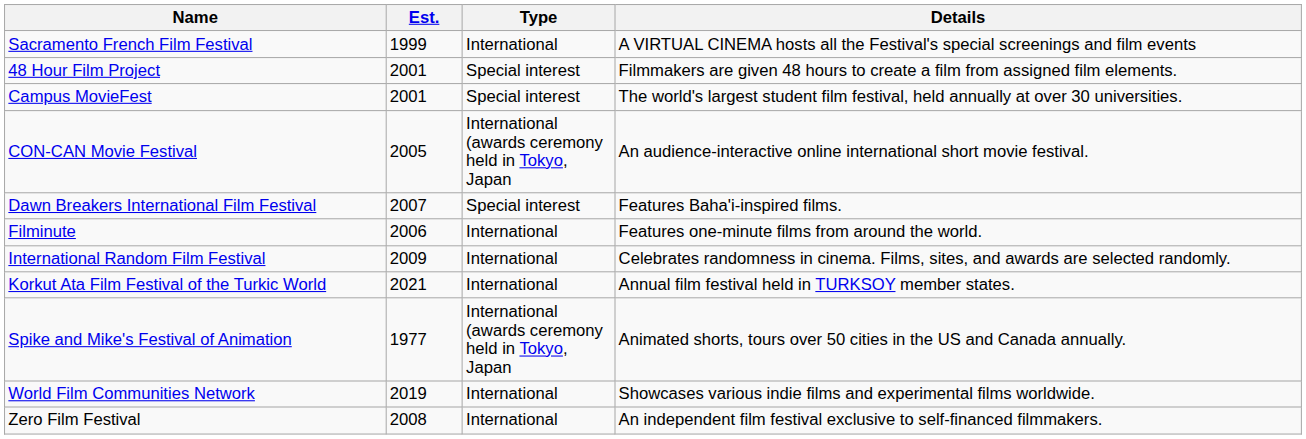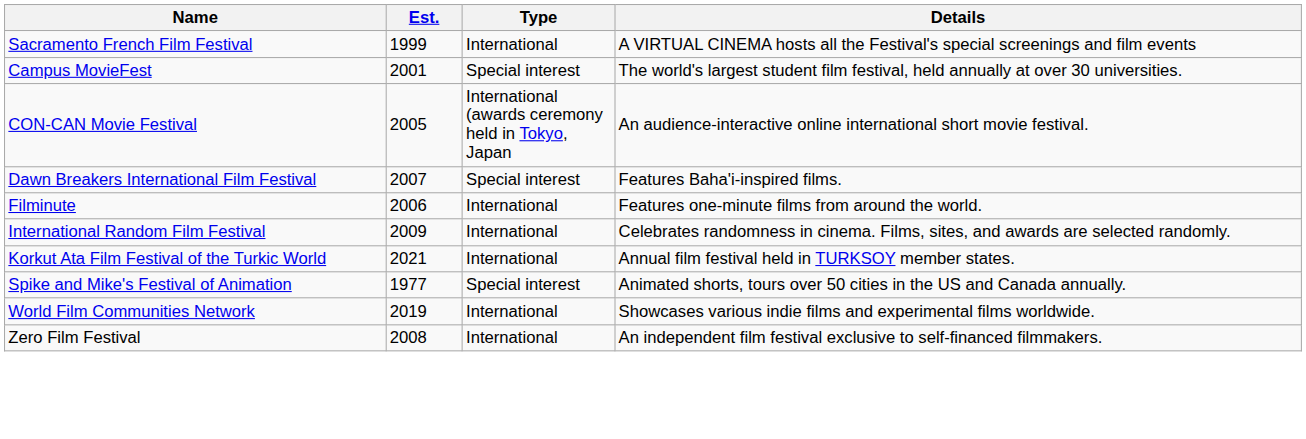- row: (84, 70)
(535, 339) International (awards ceremony held in Tokyo, Japan -> (523, 284) Special interest
